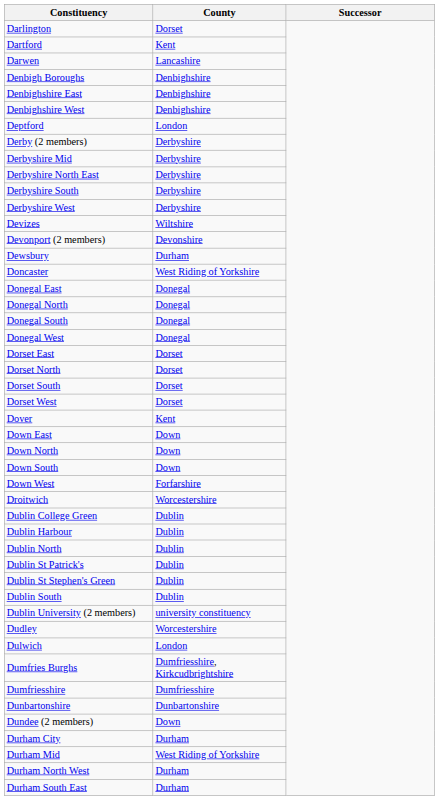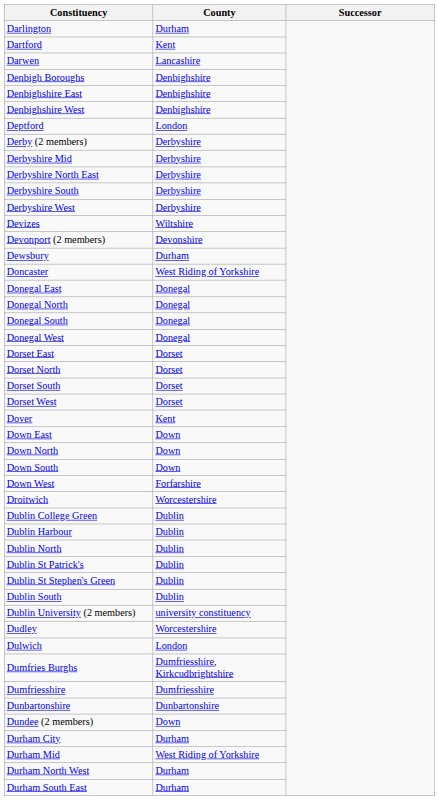(169, 28) Dorset -> (172, 28) Durham
